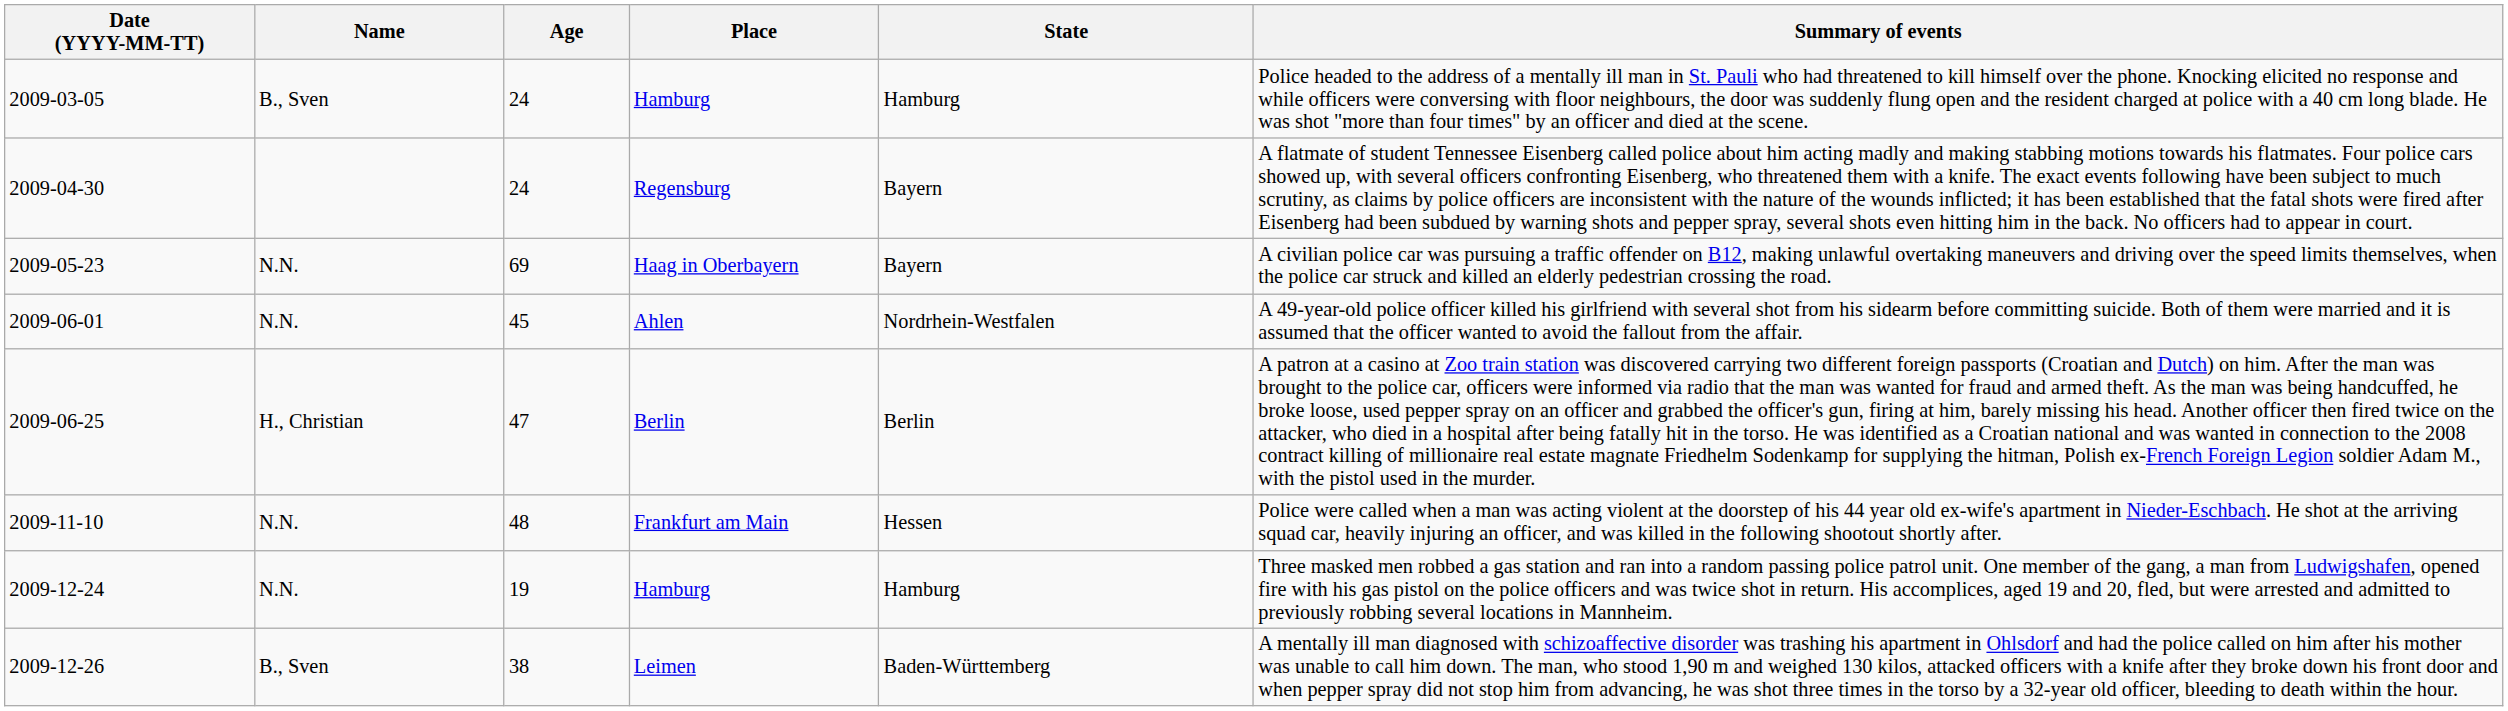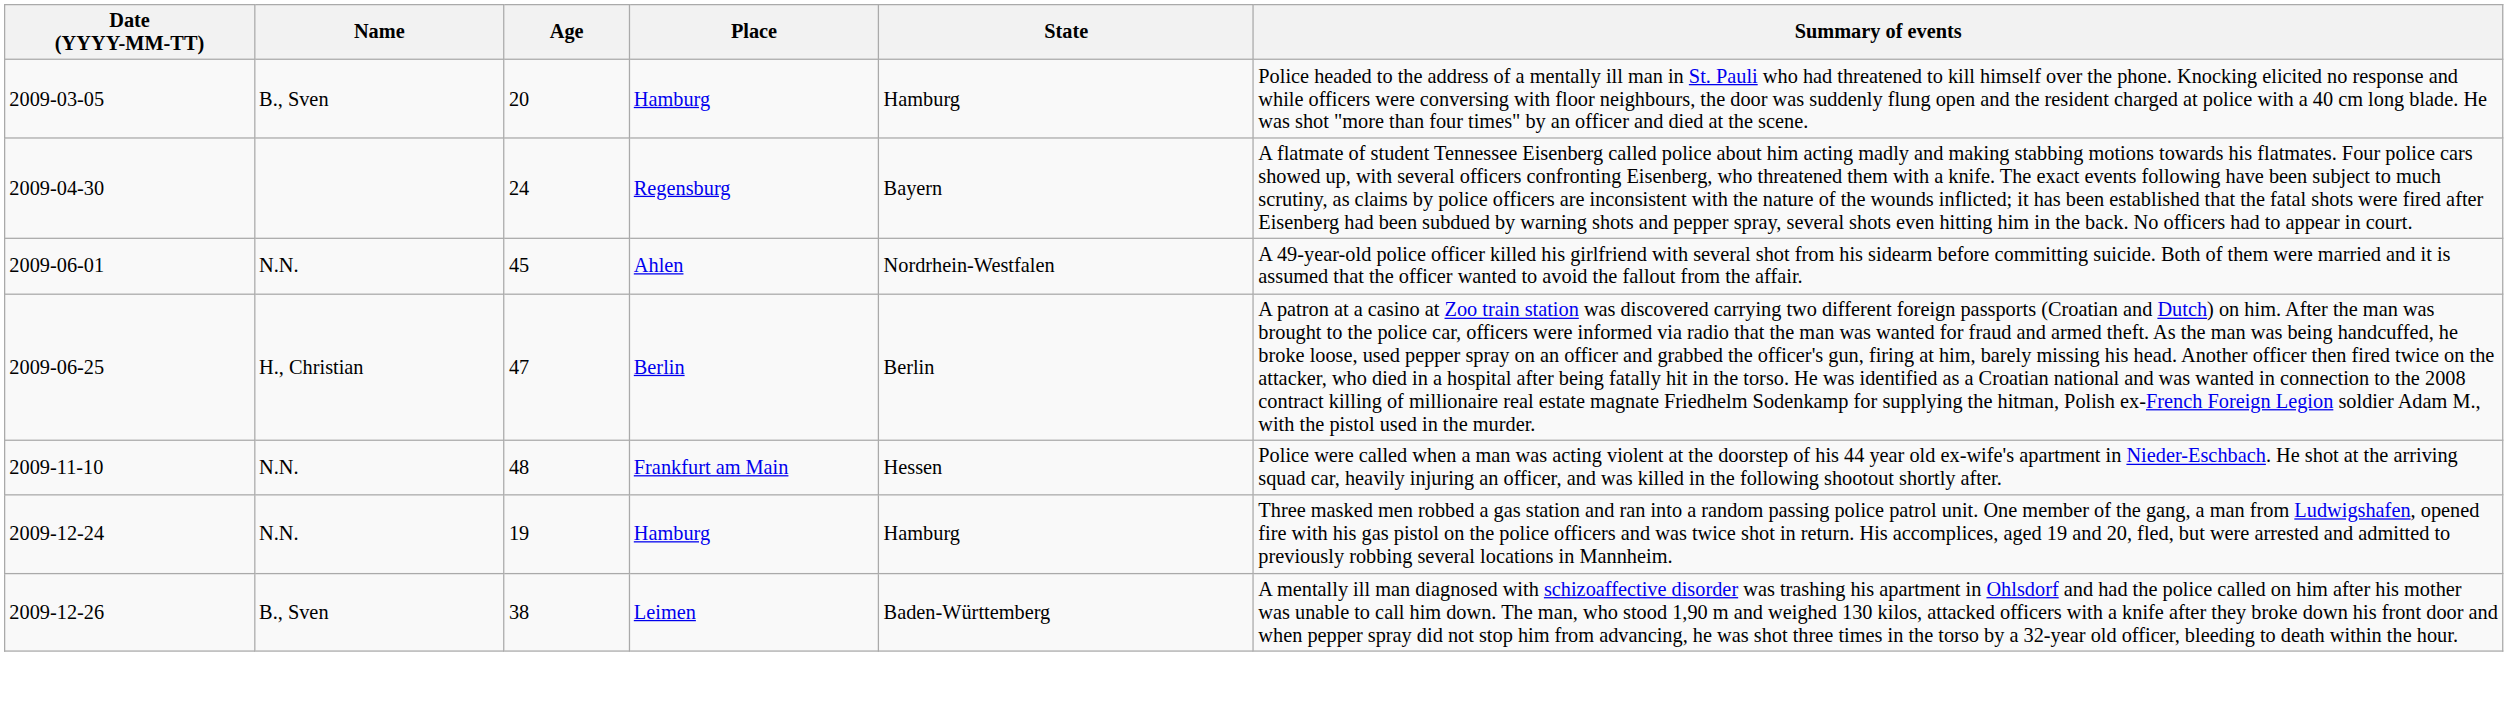(519, 98) 24 -> (519, 98) 20
- row: (57, 265)
